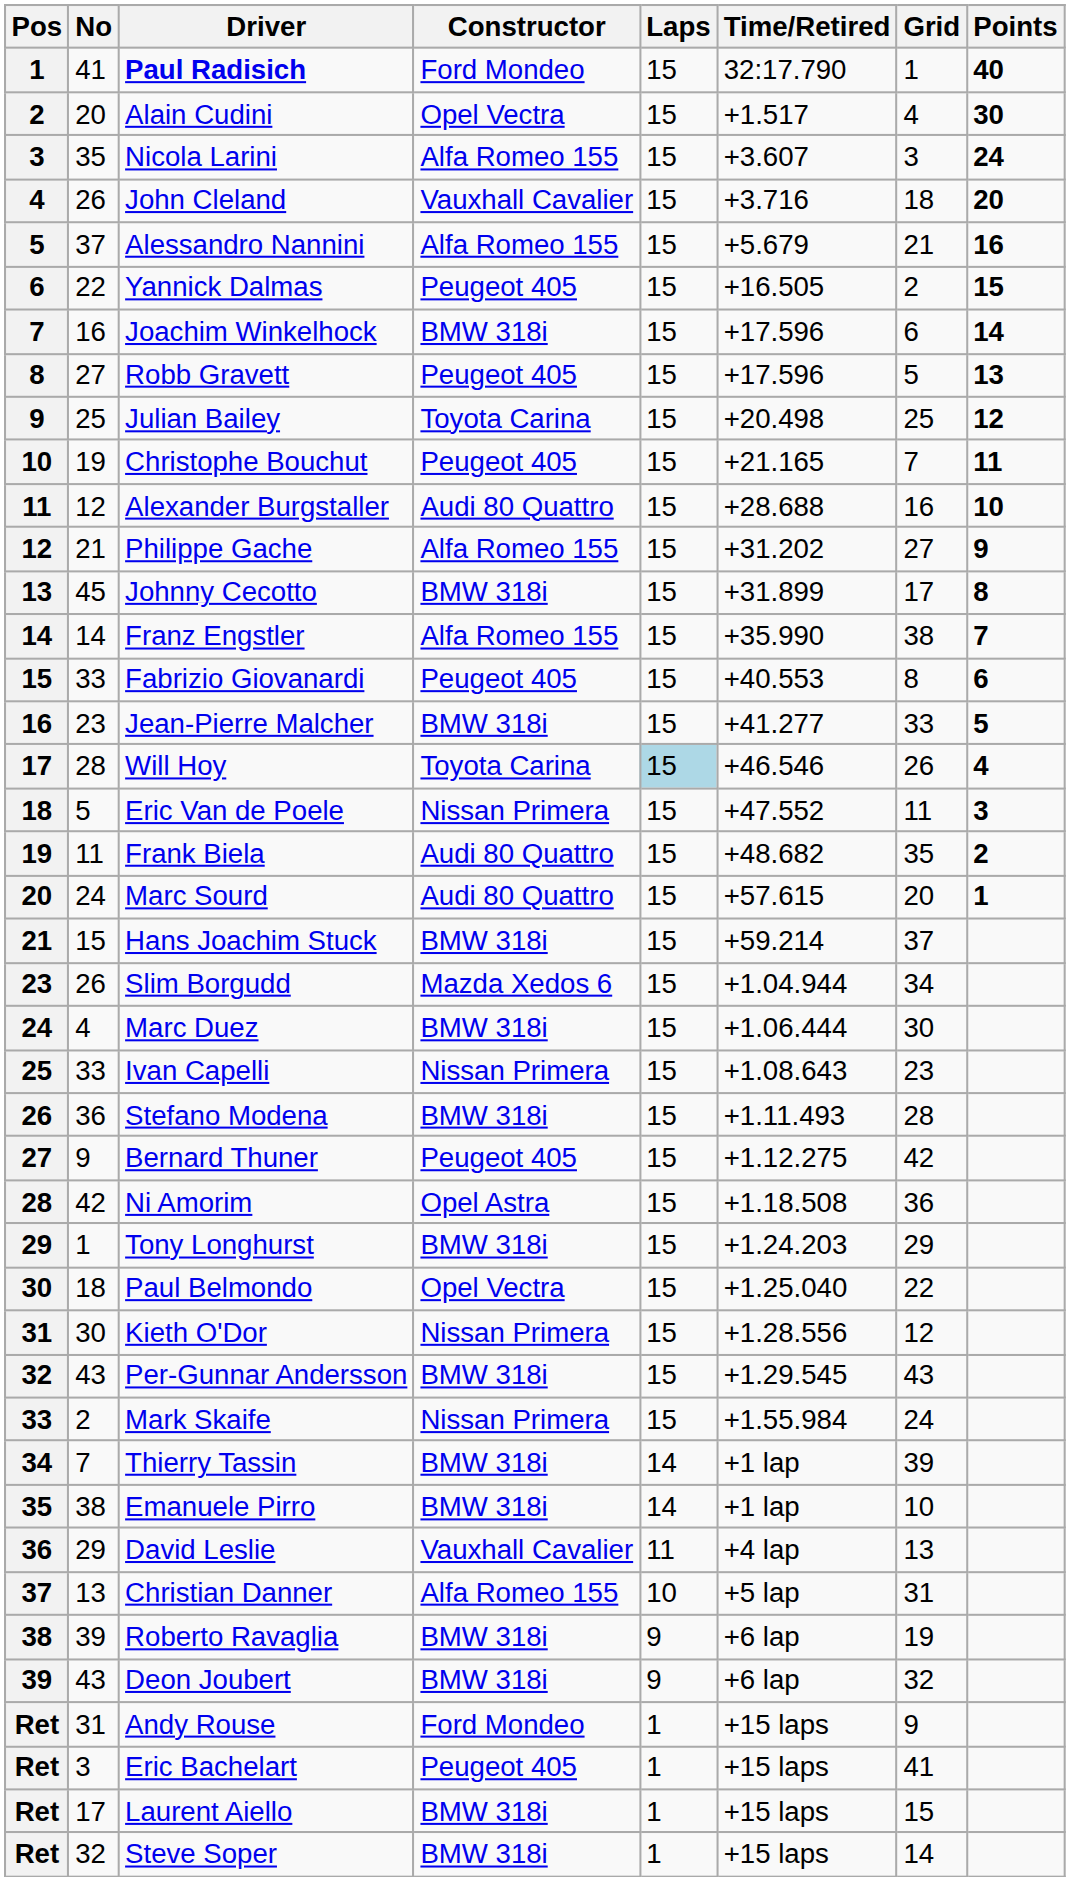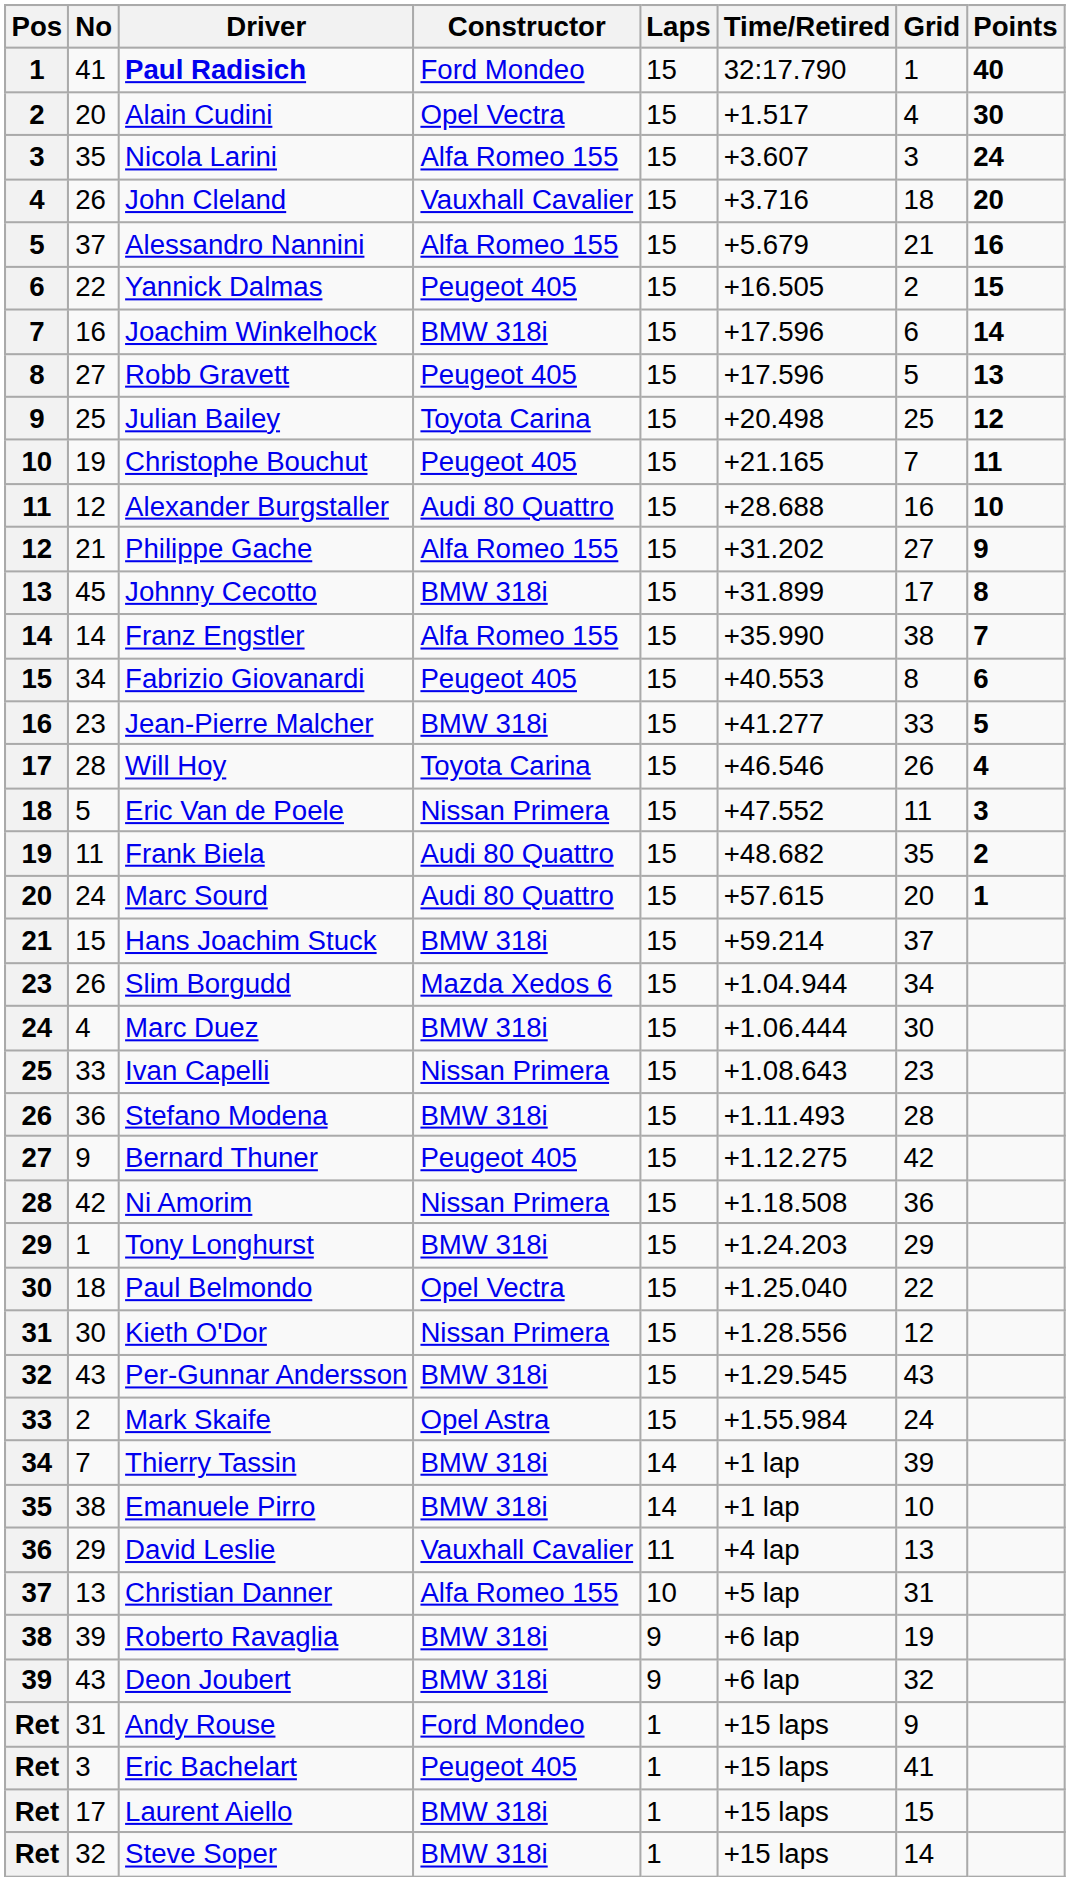(91, 679) 33 -> (91, 679) 34
(662, 766) lightblue background -> (662, 766) no background
(485, 1201) Opel Astra -> (515, 1201) Nissan Primera
(515, 1419) Nissan Primera -> (485, 1419) Opel Astra
